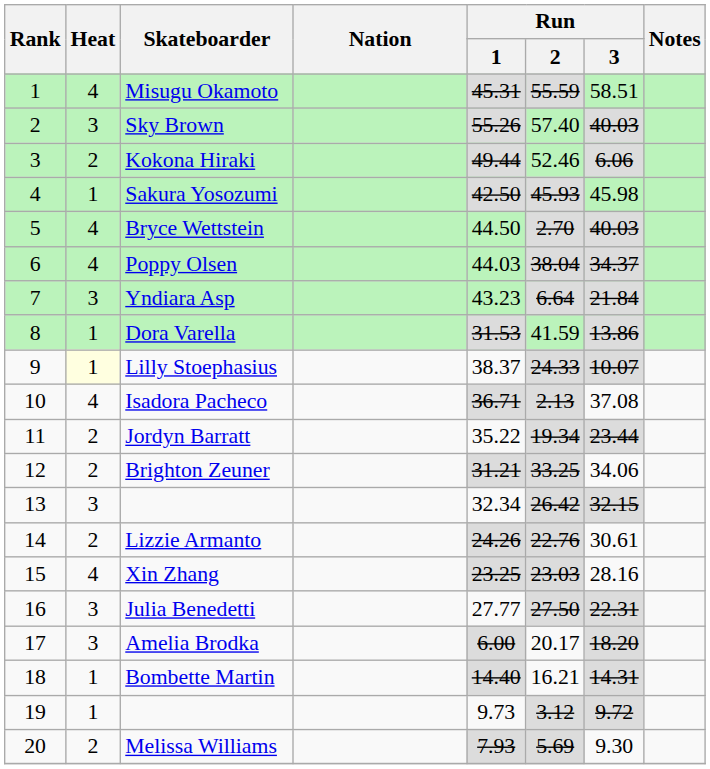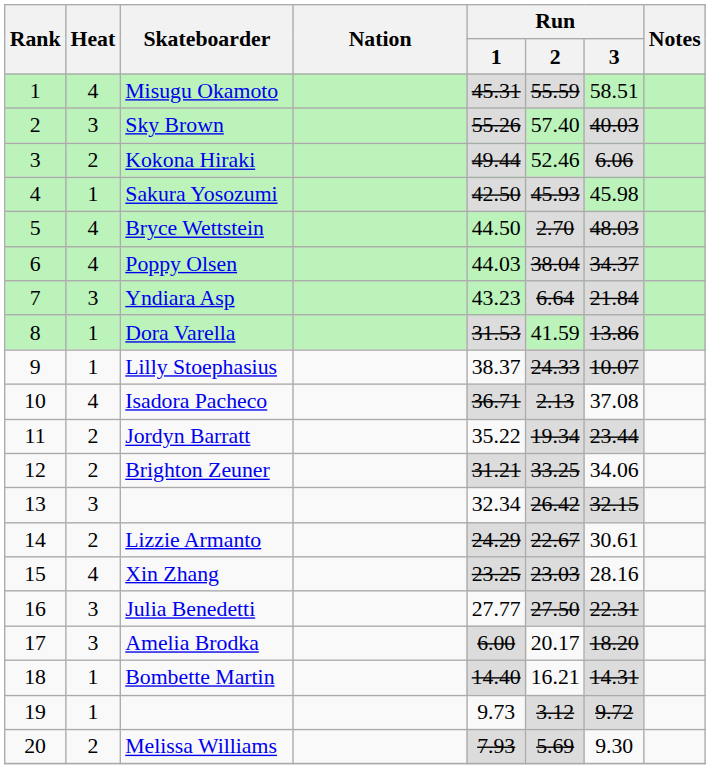(614, 228) 40.03 -> (614, 228) 48.03
(93, 366) lightyellow background -> (93, 366) no background
(496, 539) 24.26 -> (496, 539) 24.29
(555, 539) 22.76 -> (555, 539) 22.67
